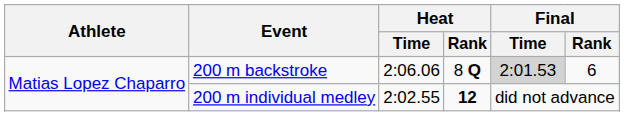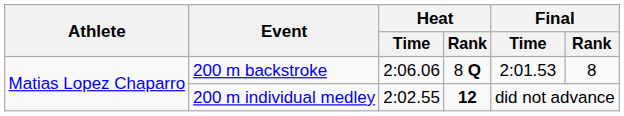(528, 71) lightgrey background -> (528, 71) no background
(592, 71) 6 -> (592, 71) 8
